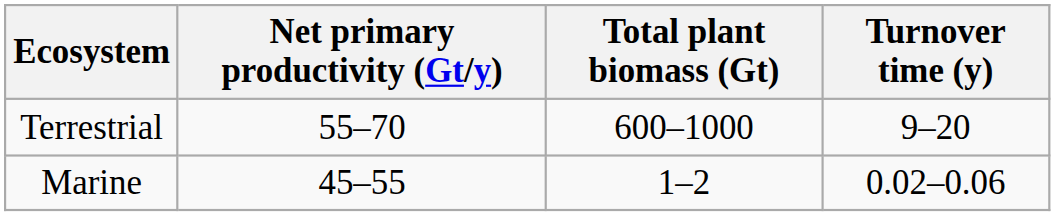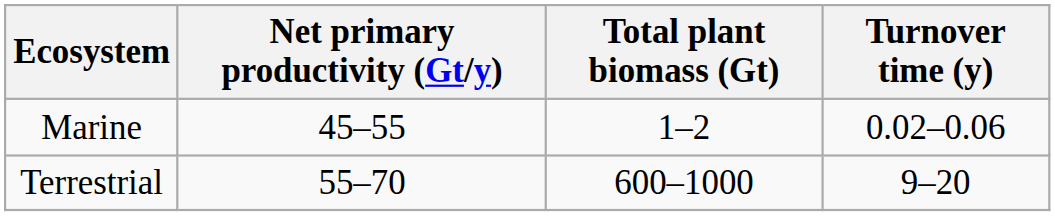rows swapped: (92, 182) <-> (92, 126)
